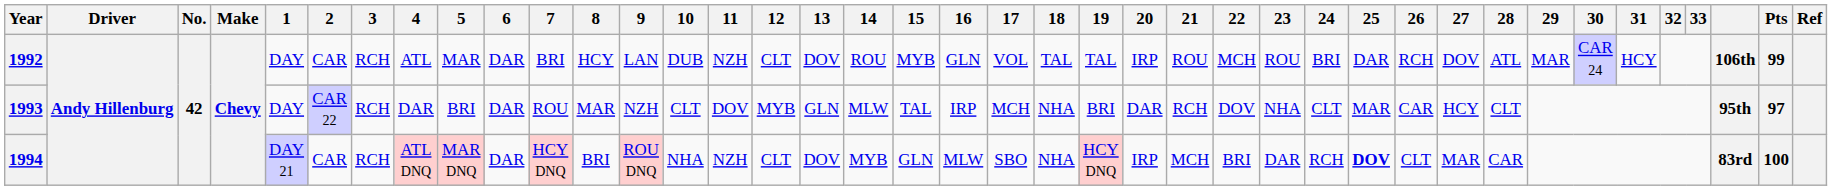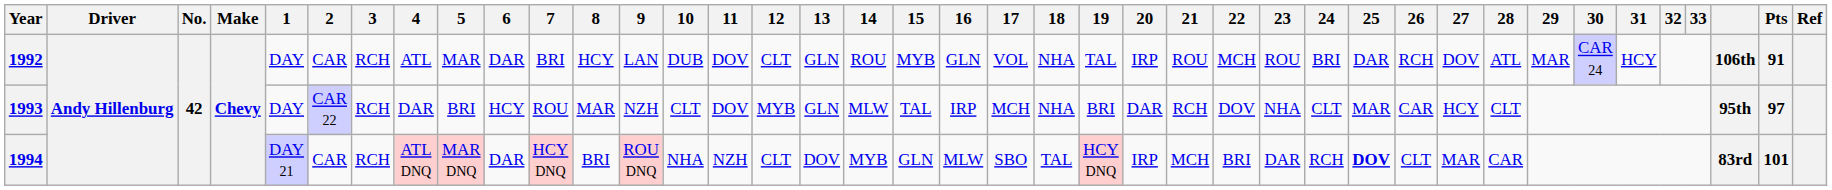(730, 59) NZH -> (730, 59) DOV
(822, 59) DOV -> (822, 59) GLN
(1056, 59) TAL -> (1056, 59) NHA
(1776, 59) 99 -> (1776, 59) 91
(507, 109) DAR -> (507, 109) HCY
(1056, 159) NHA -> (1056, 159) TAL
(1776, 159) 100 -> (1776, 159) 101
